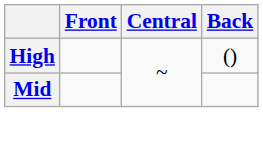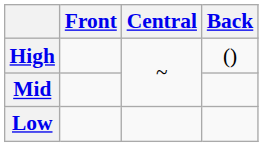+ row: (32, 123)
